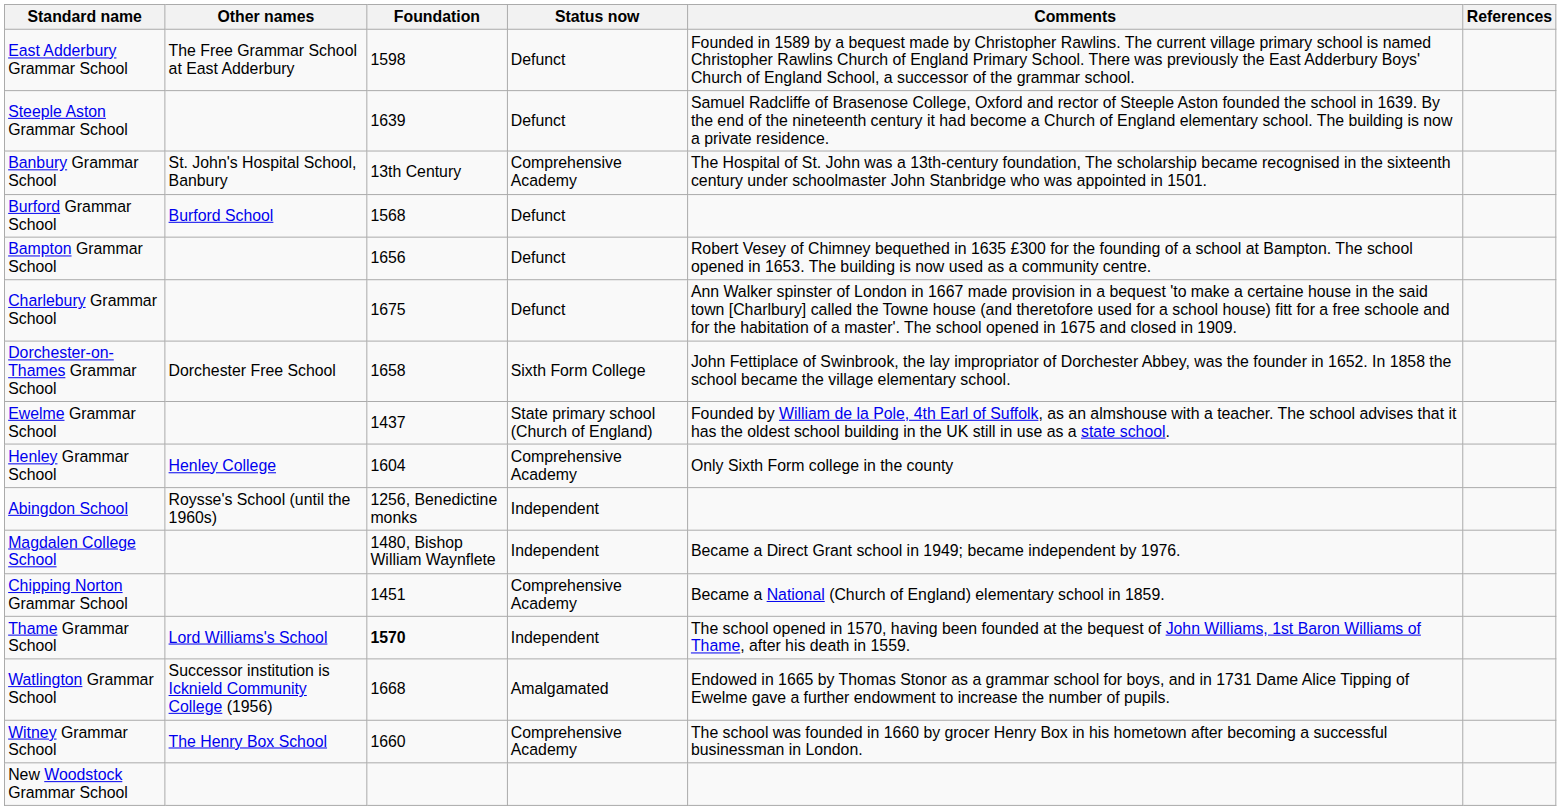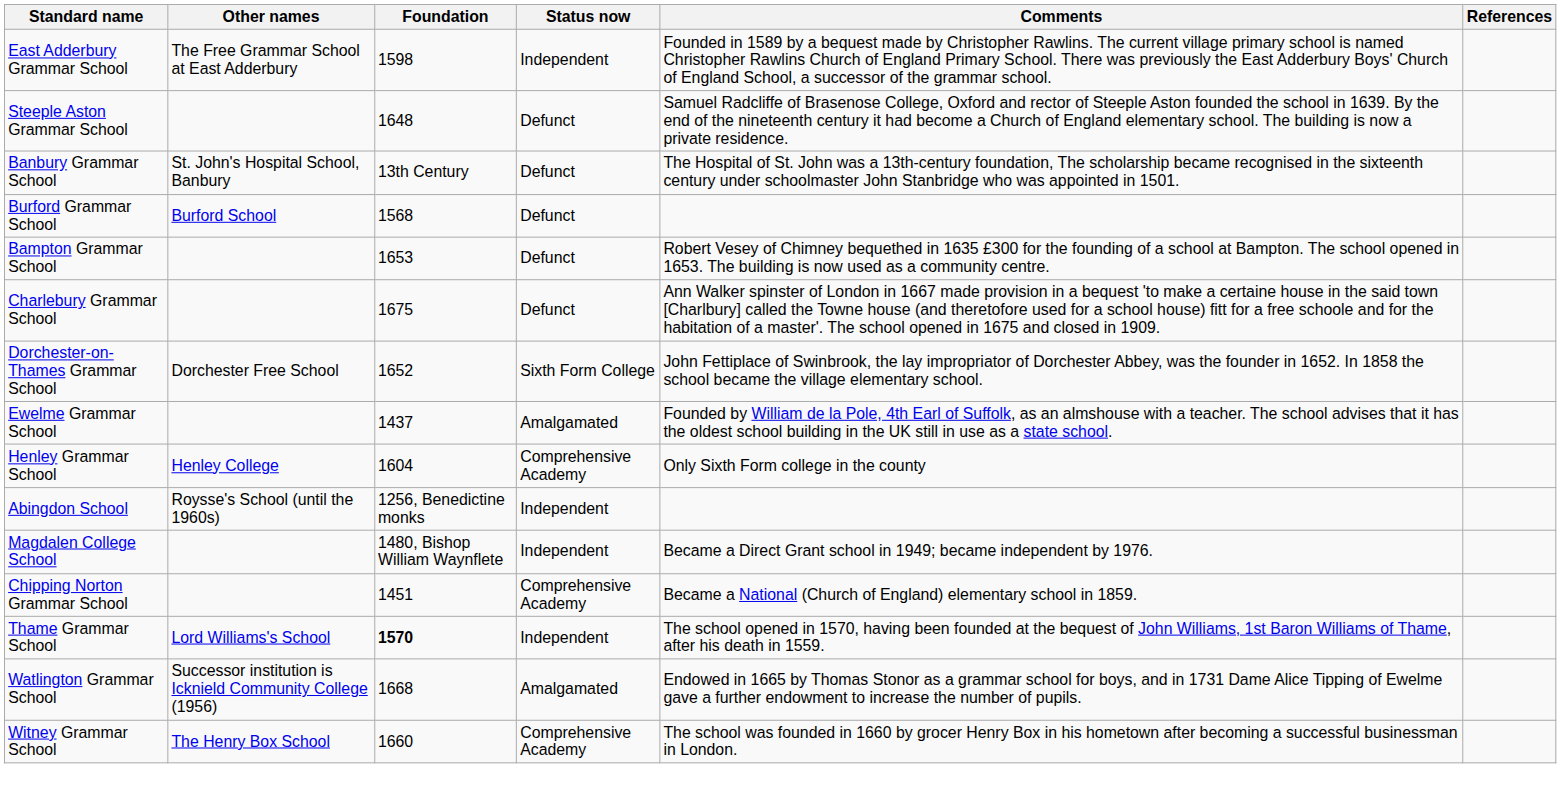(538, 60) Defunct -> (564, 60) Independent
(388, 120) 1639 -> (396, 120) 1648
(566, 172) Comprehensive Academy -> (548, 172) Defunct
(388, 258) 1656 -> (396, 258) 1653
(388, 371) 1658 -> (396, 371) 1652
(583, 422) State primary school (Church of England) -> (569, 422) Amalgamated
- row: (68, 784)
